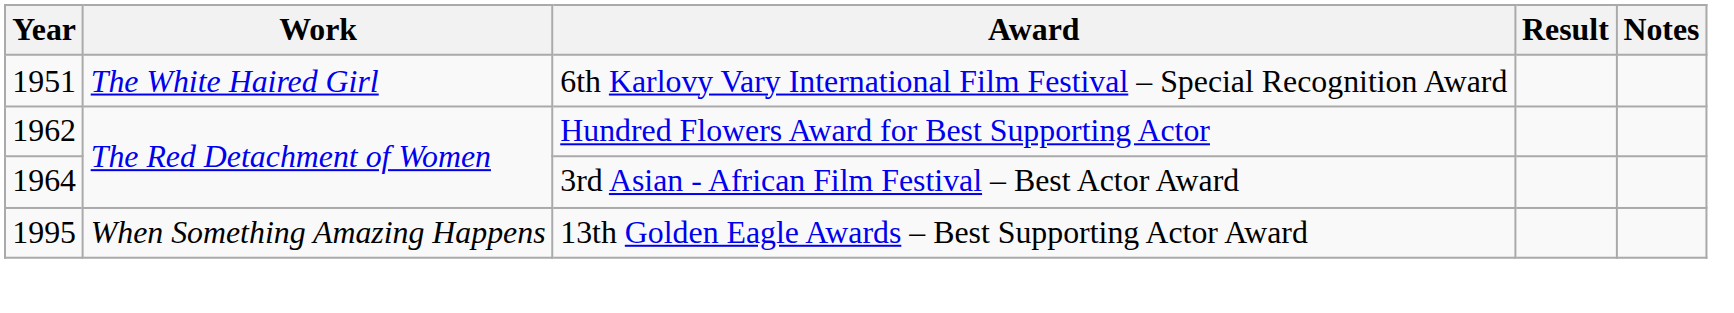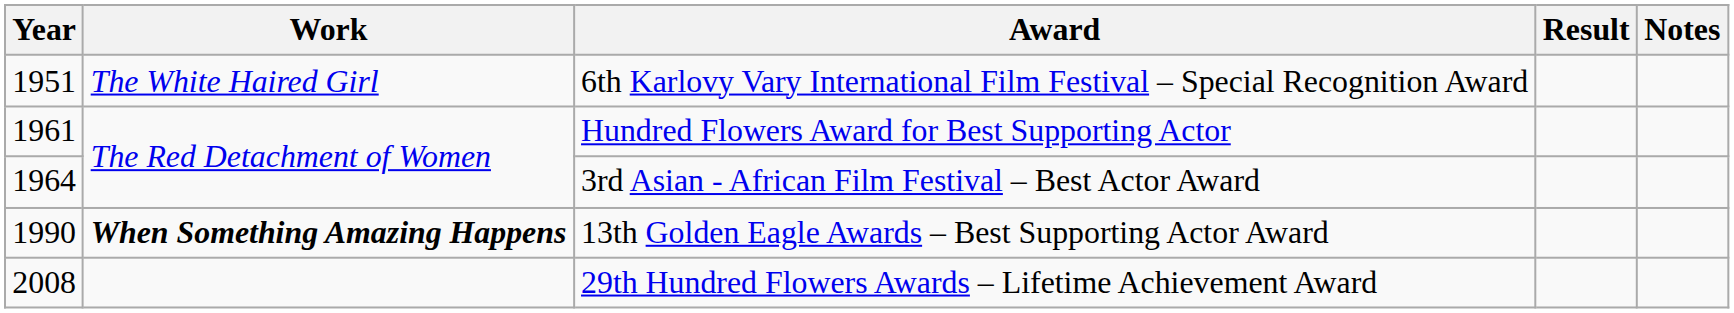(44, 130) 1962 -> (44, 130) 1961
(44, 231) 1995 -> (44, 231) 1990
(318, 231) normal -> (329, 231) bold
+ row: (979, 282)
